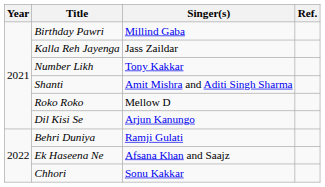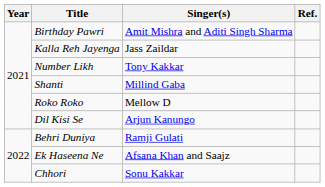(155, 31) Millind Gaba -> (209, 31) Amit Mishra and Aditi Singh Sharma
(209, 84) Amit Mishra and Aditi Singh Sharma -> (155, 84) Millind Gaba
